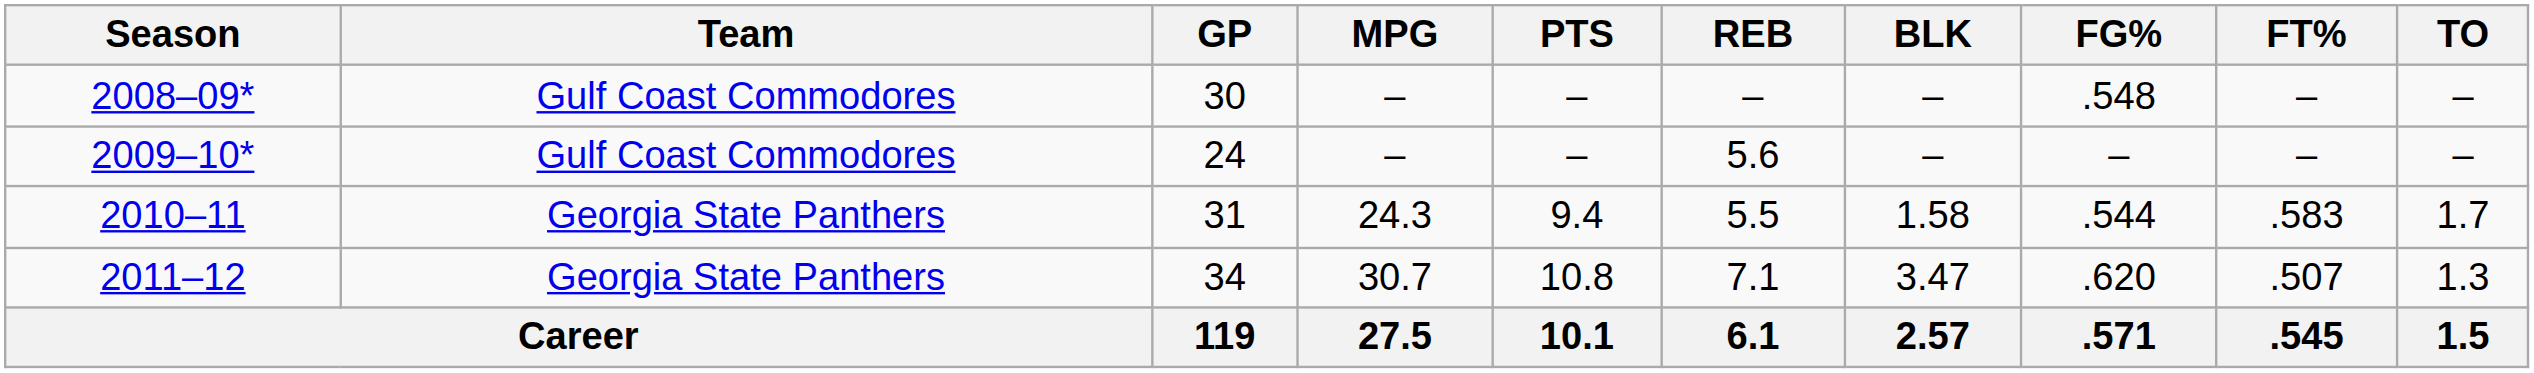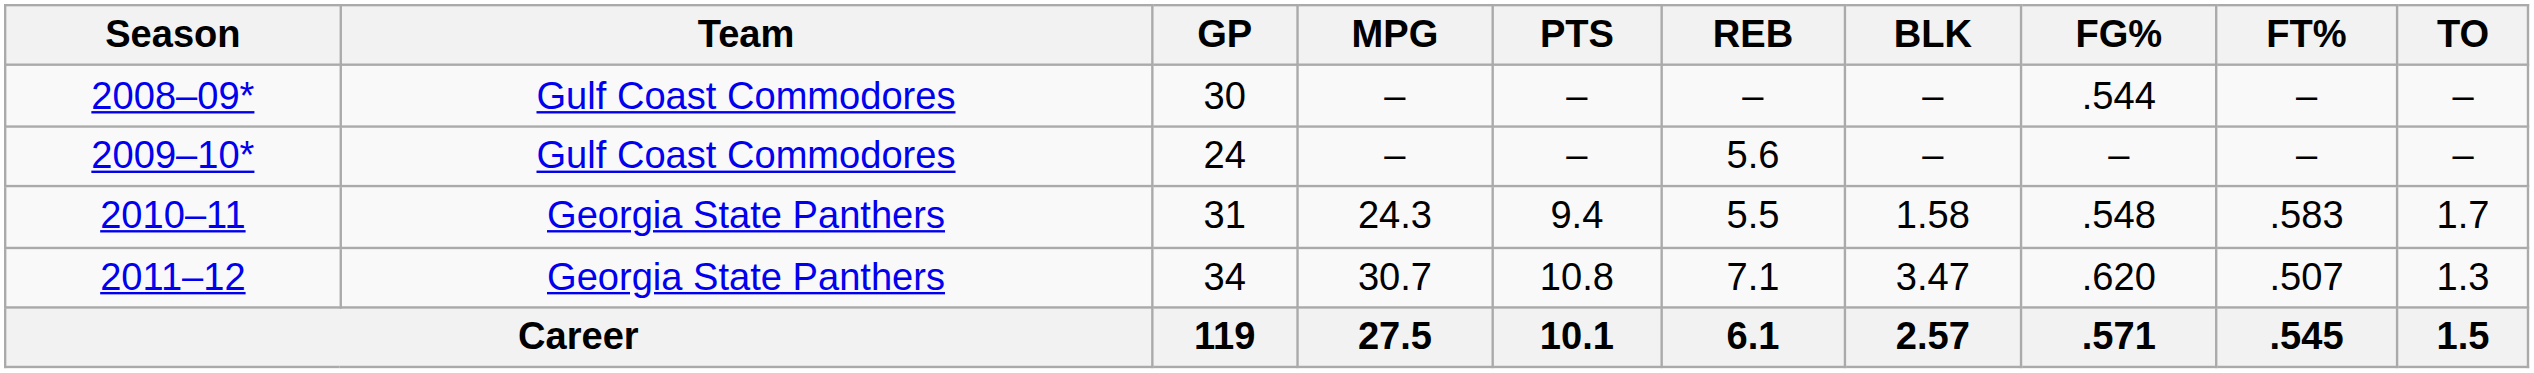(2119, 95) .548 -> (2119, 95) .544
(2119, 215) .544 -> (2119, 215) .548
